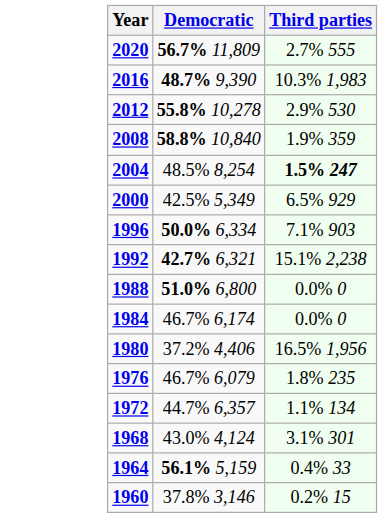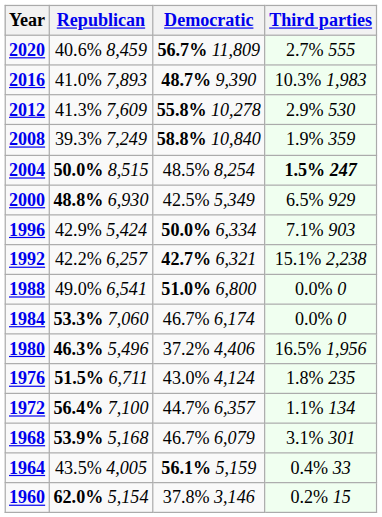+ column: (101, 20)
(209, 378) 46.7% 6,079 -> (209, 378) 43.0% 4,124
(209, 438) 43.0% 4,124 -> (209, 438) 46.7% 6,079
